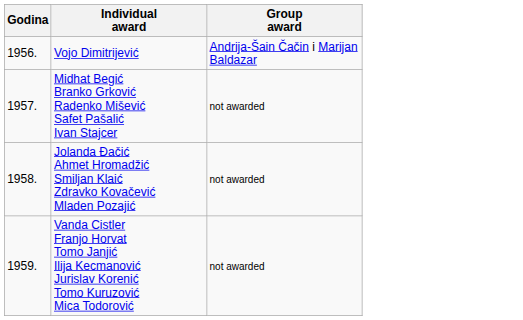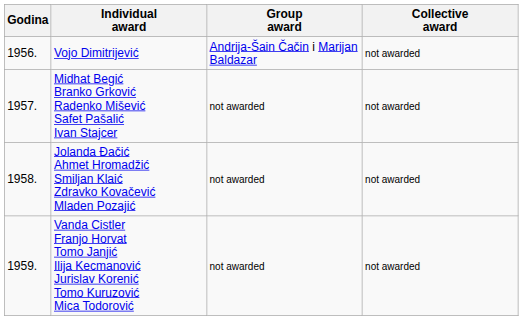+ column: (440, 20)
